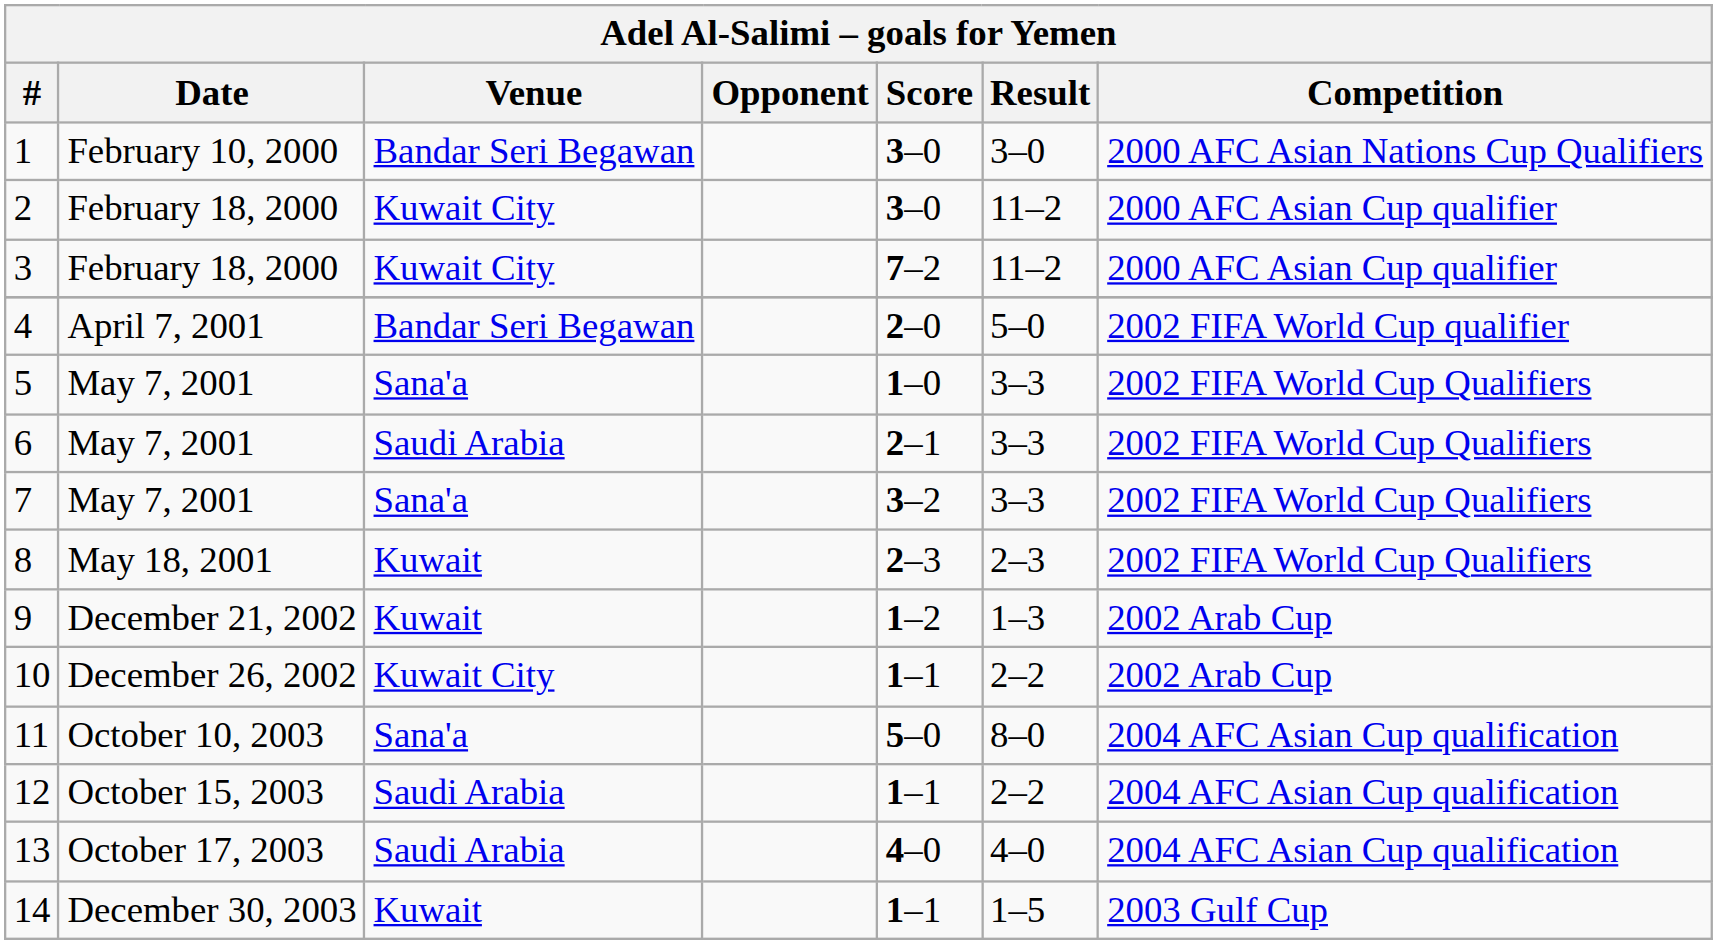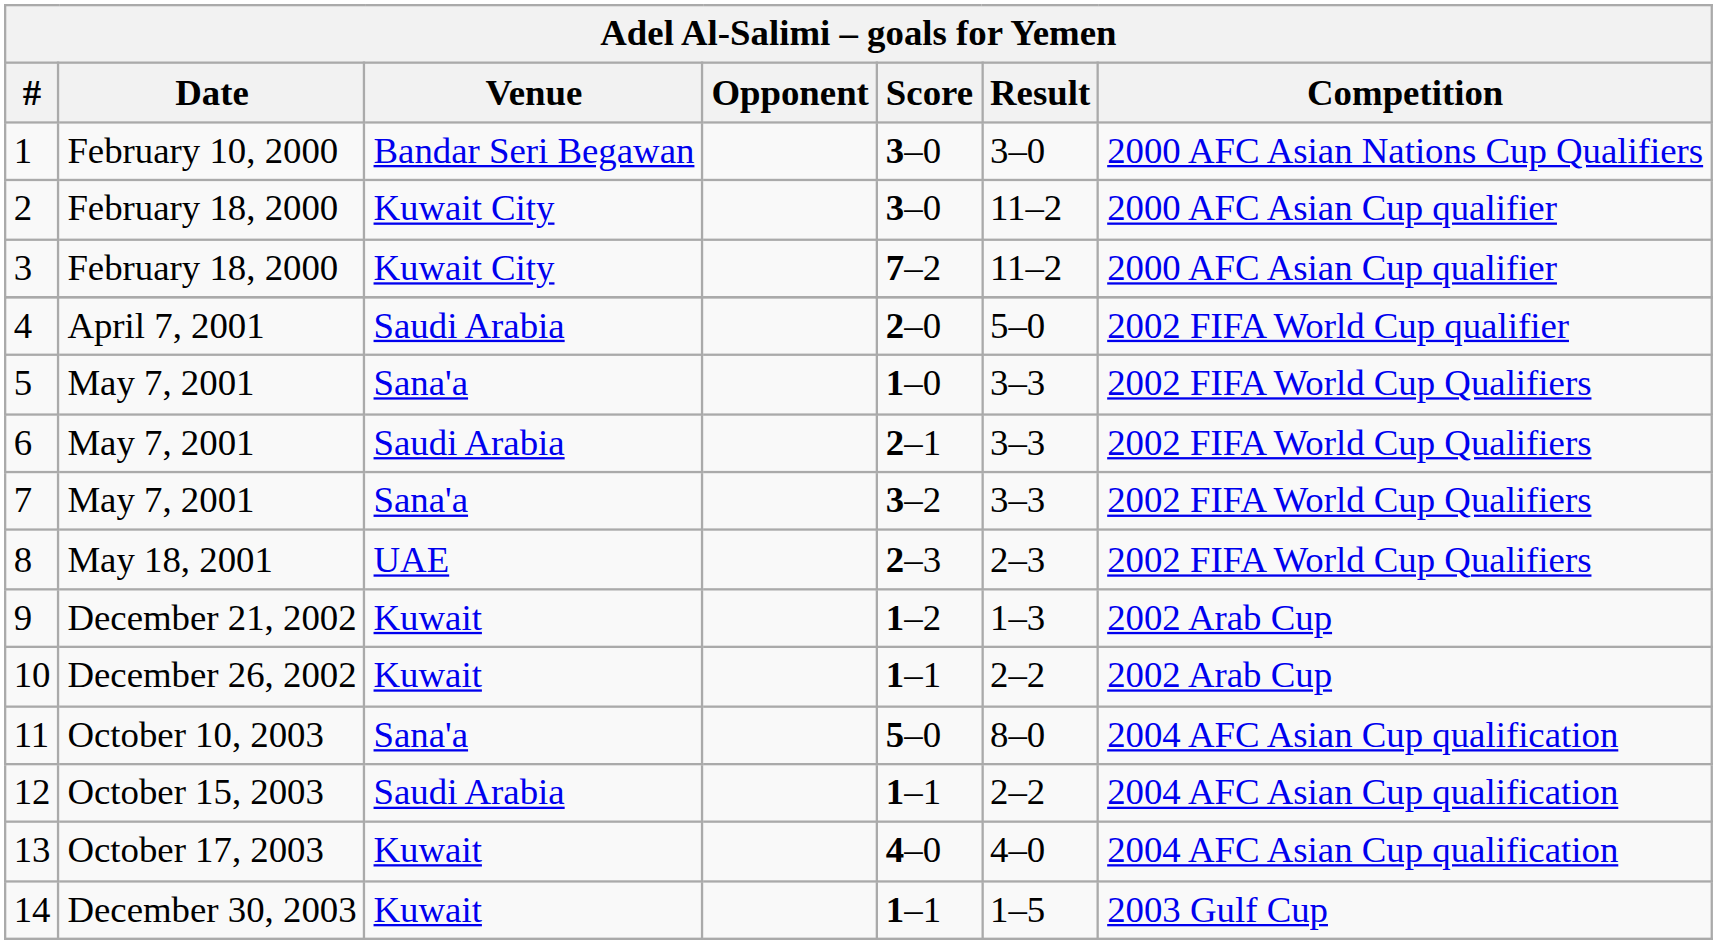(534, 325) Bandar Seri Begawan -> (469, 325) Saudi Arabia
(428, 558) Kuwait -> (411, 558) UAE
(464, 675) Kuwait City -> (428, 675) Kuwait
(469, 850) Saudi Arabia -> (428, 850) Kuwait
